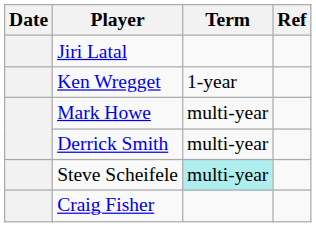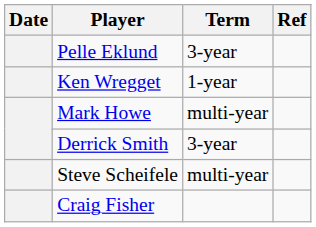+ row: (107, 50)
- row: (92, 50)
(228, 143) multi-year -> (212, 143) 3-year
(228, 174) paleturquoise background -> (228, 174) no background
